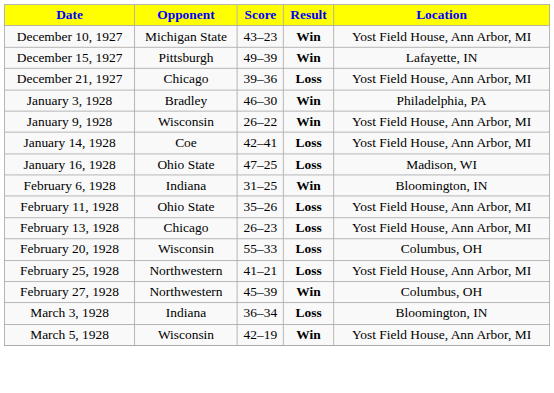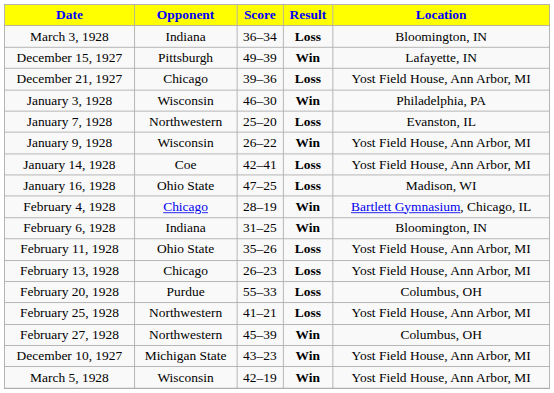rows swapped: (70, 36) <-> (70, 313)
(186, 100) Bradley -> (186, 100) Wisconsin
+ row: (69, 121)
+ row: (69, 206)
(186, 249) Wisconsin -> (186, 292) Purdue
